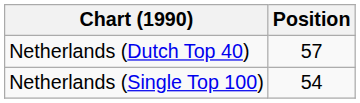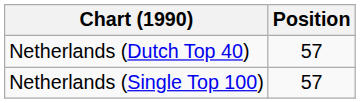(312, 82) 54 -> (312, 82) 57
